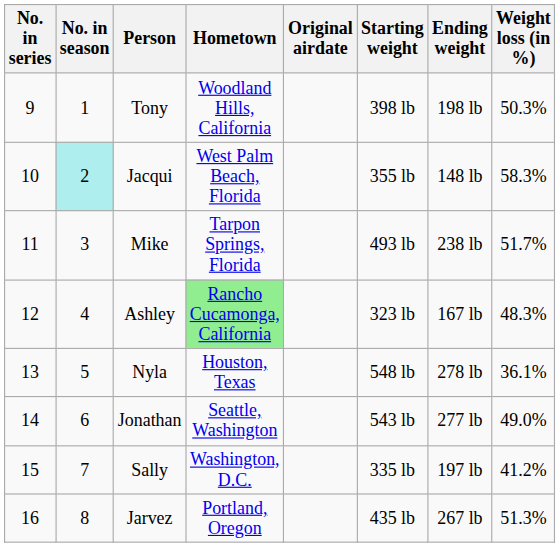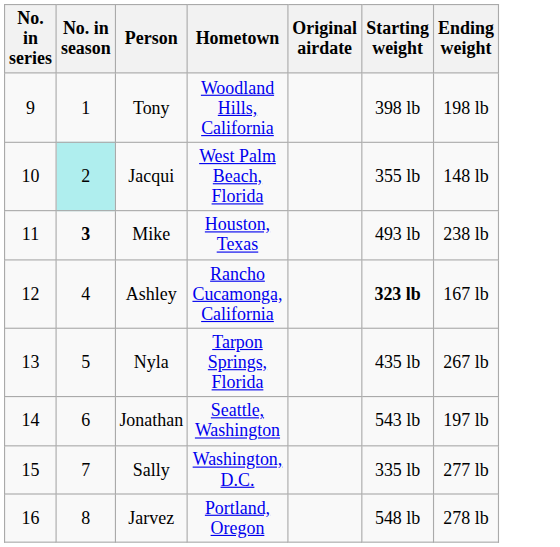- column: (523, 38)
(85, 245) normal -> (86, 235) bold
(235, 245) Tarpon Springs, Florida -> (237, 235) Houston, Texas
(235, 313) lightgreen background -> (237, 293) no background
(392, 313) normal -> (398, 293) bold
(235, 372) Houston, Texas -> (237, 362) Tarpon Springs, Florida
(392, 372) 548 lb -> (398, 362) 435 lb
(460, 372) 278 lb -> (466, 362) 267 lb
(460, 421) 277 lb -> (466, 421) 197 lb
(460, 469) 197 lb -> (466, 469) 277 lb
(392, 518) 435 lb -> (398, 518) 548 lb
(460, 518) 267 lb -> (466, 518) 278 lb
